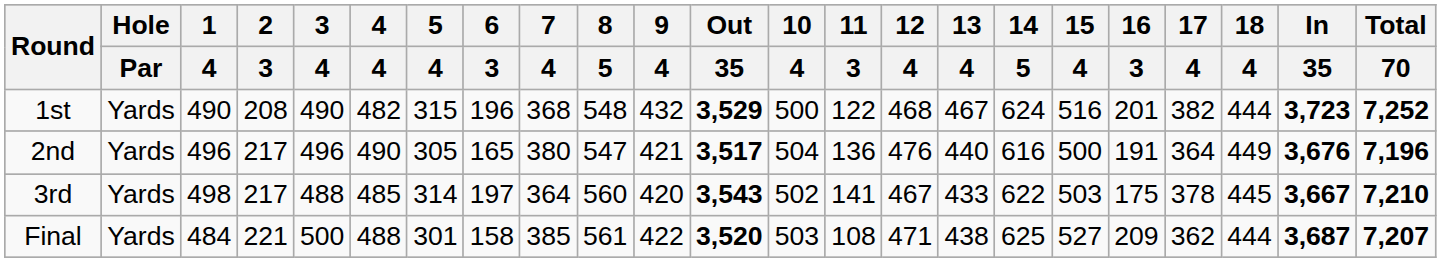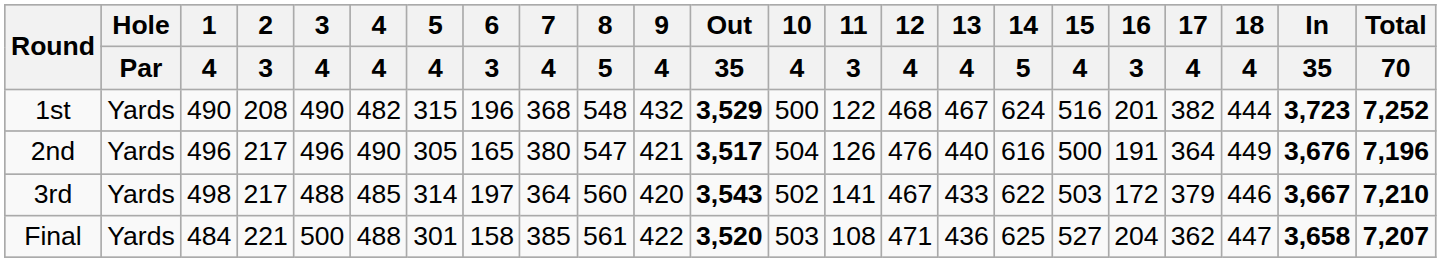(854, 151) 136 -> (854, 151) 126
(1136, 194) 175 -> (1136, 194) 172
(1193, 194) 378 -> (1193, 194) 379
(1250, 194) 445 -> (1250, 194) 446
(967, 236) 438 -> (967, 236) 436
(1136, 236) 209 -> (1136, 236) 204
(1250, 236) 444 -> (1250, 236) 447
(1317, 236) 3,687 -> (1317, 236) 3,658
